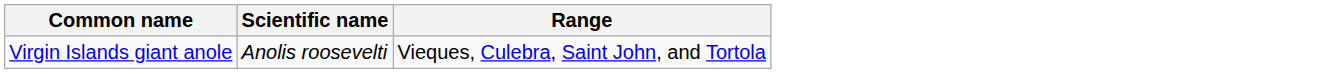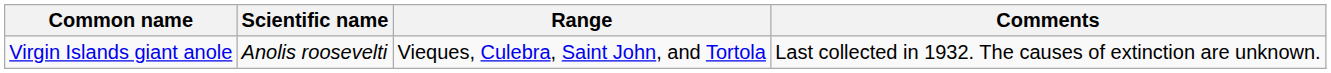+ column: (1048, 20)
